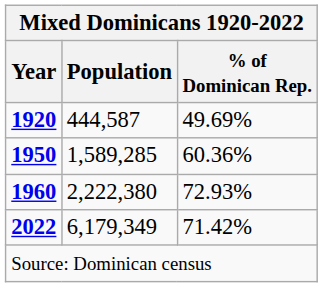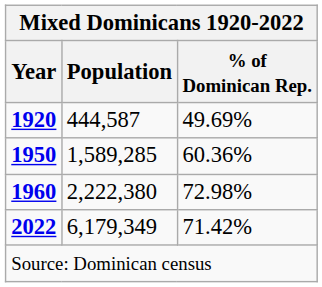(217, 191) 72.93% -> (217, 191) 72.98%
